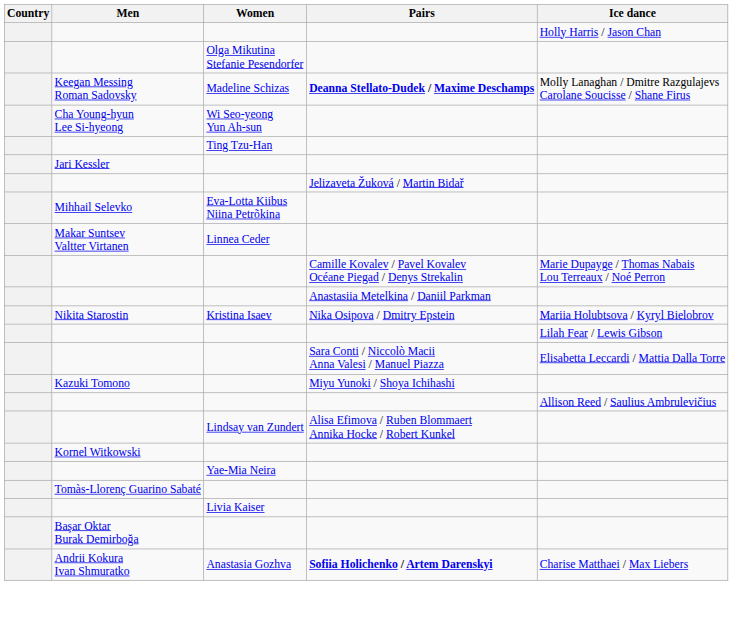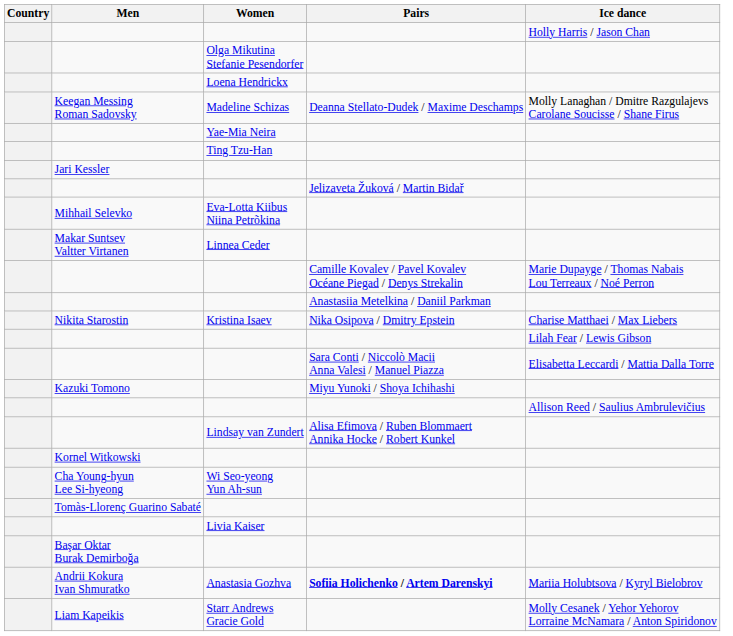+ row: (128, 82)
(422, 89) bold -> (416, 107) normal
rows swapped: (128, 471) <-> (94, 120)
(627, 314) Mariia Holubtsova / Kyryl Bielobrov -> (603, 320) Charise Matthaei / Max Liebers
(614, 564) Charise Matthaei / Max Liebers -> (616, 583) Mariia Holubtsova / Kyryl Bielobrov
+ row: (89, 614)
